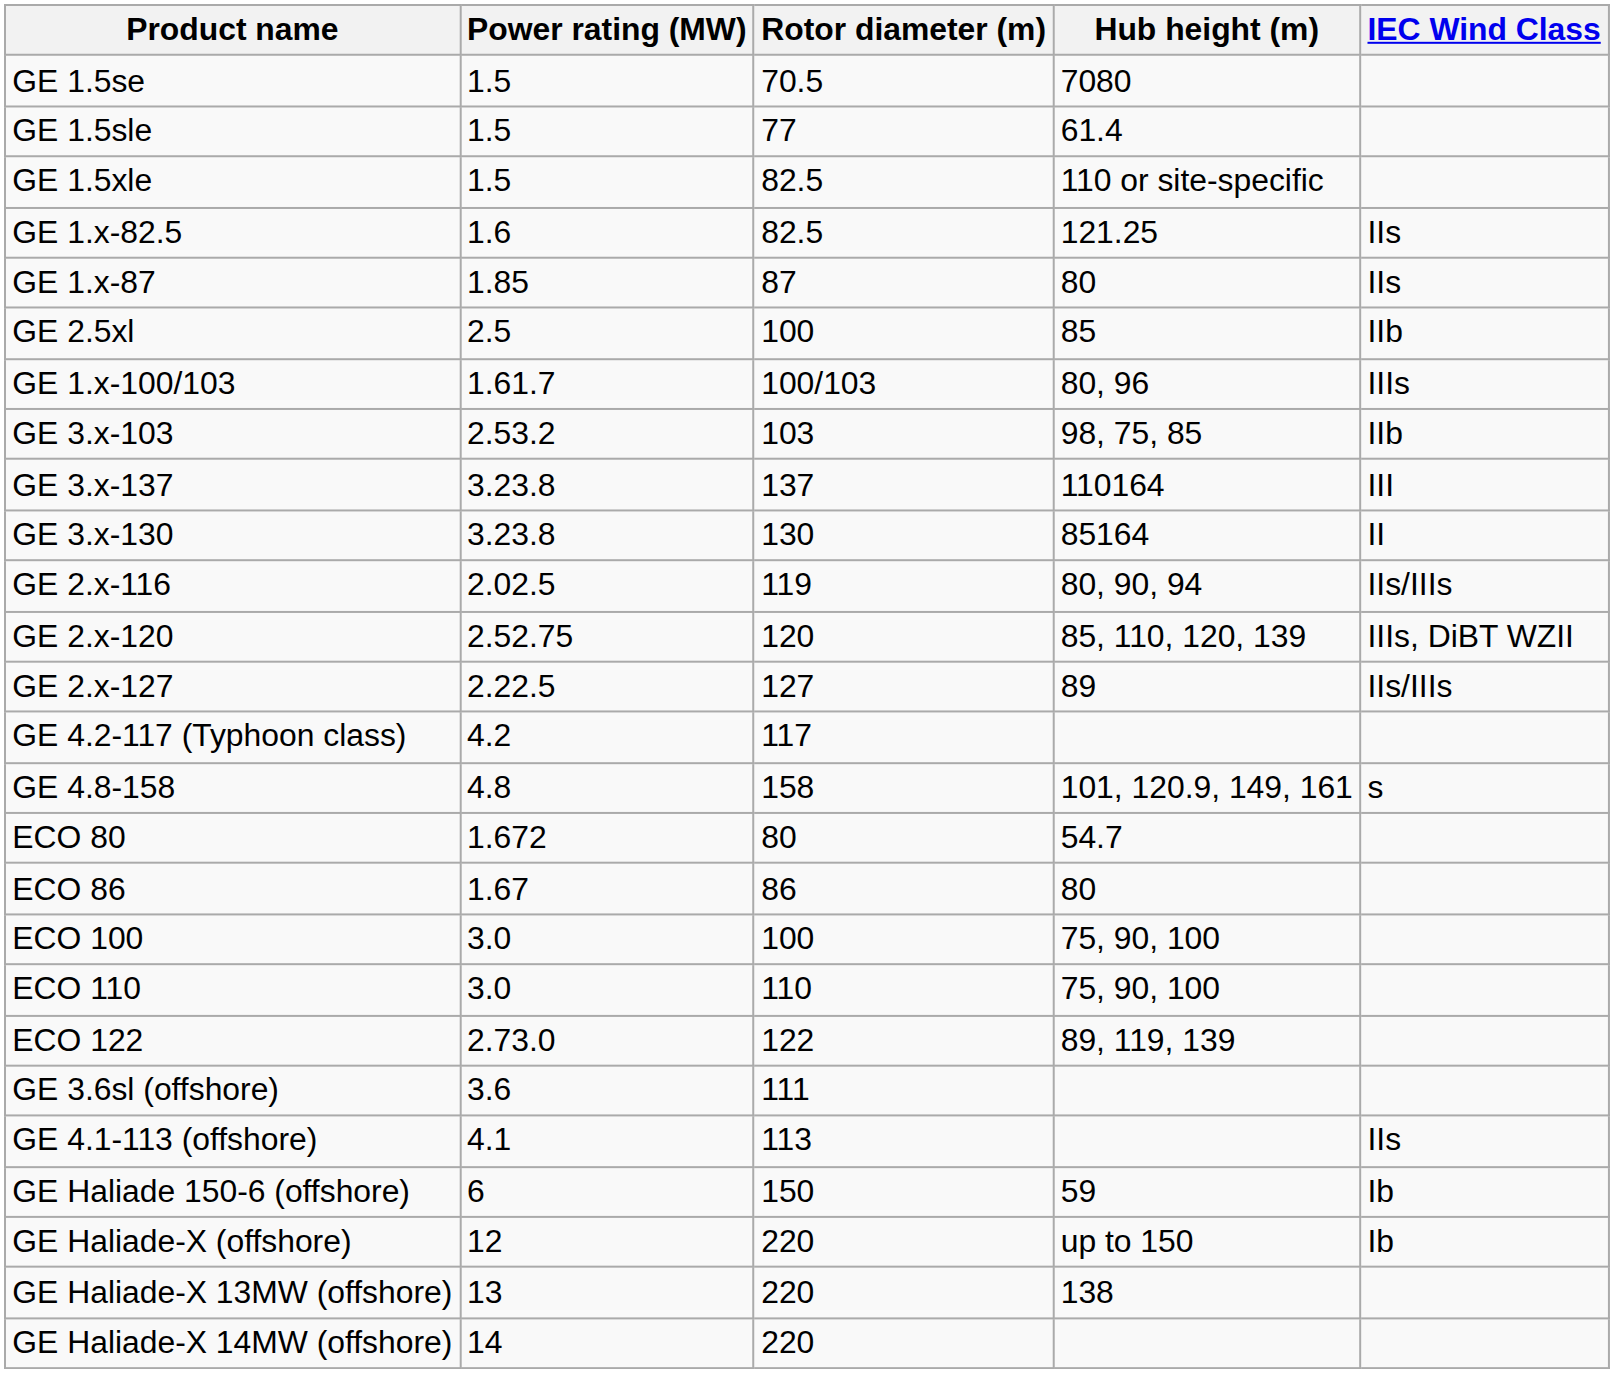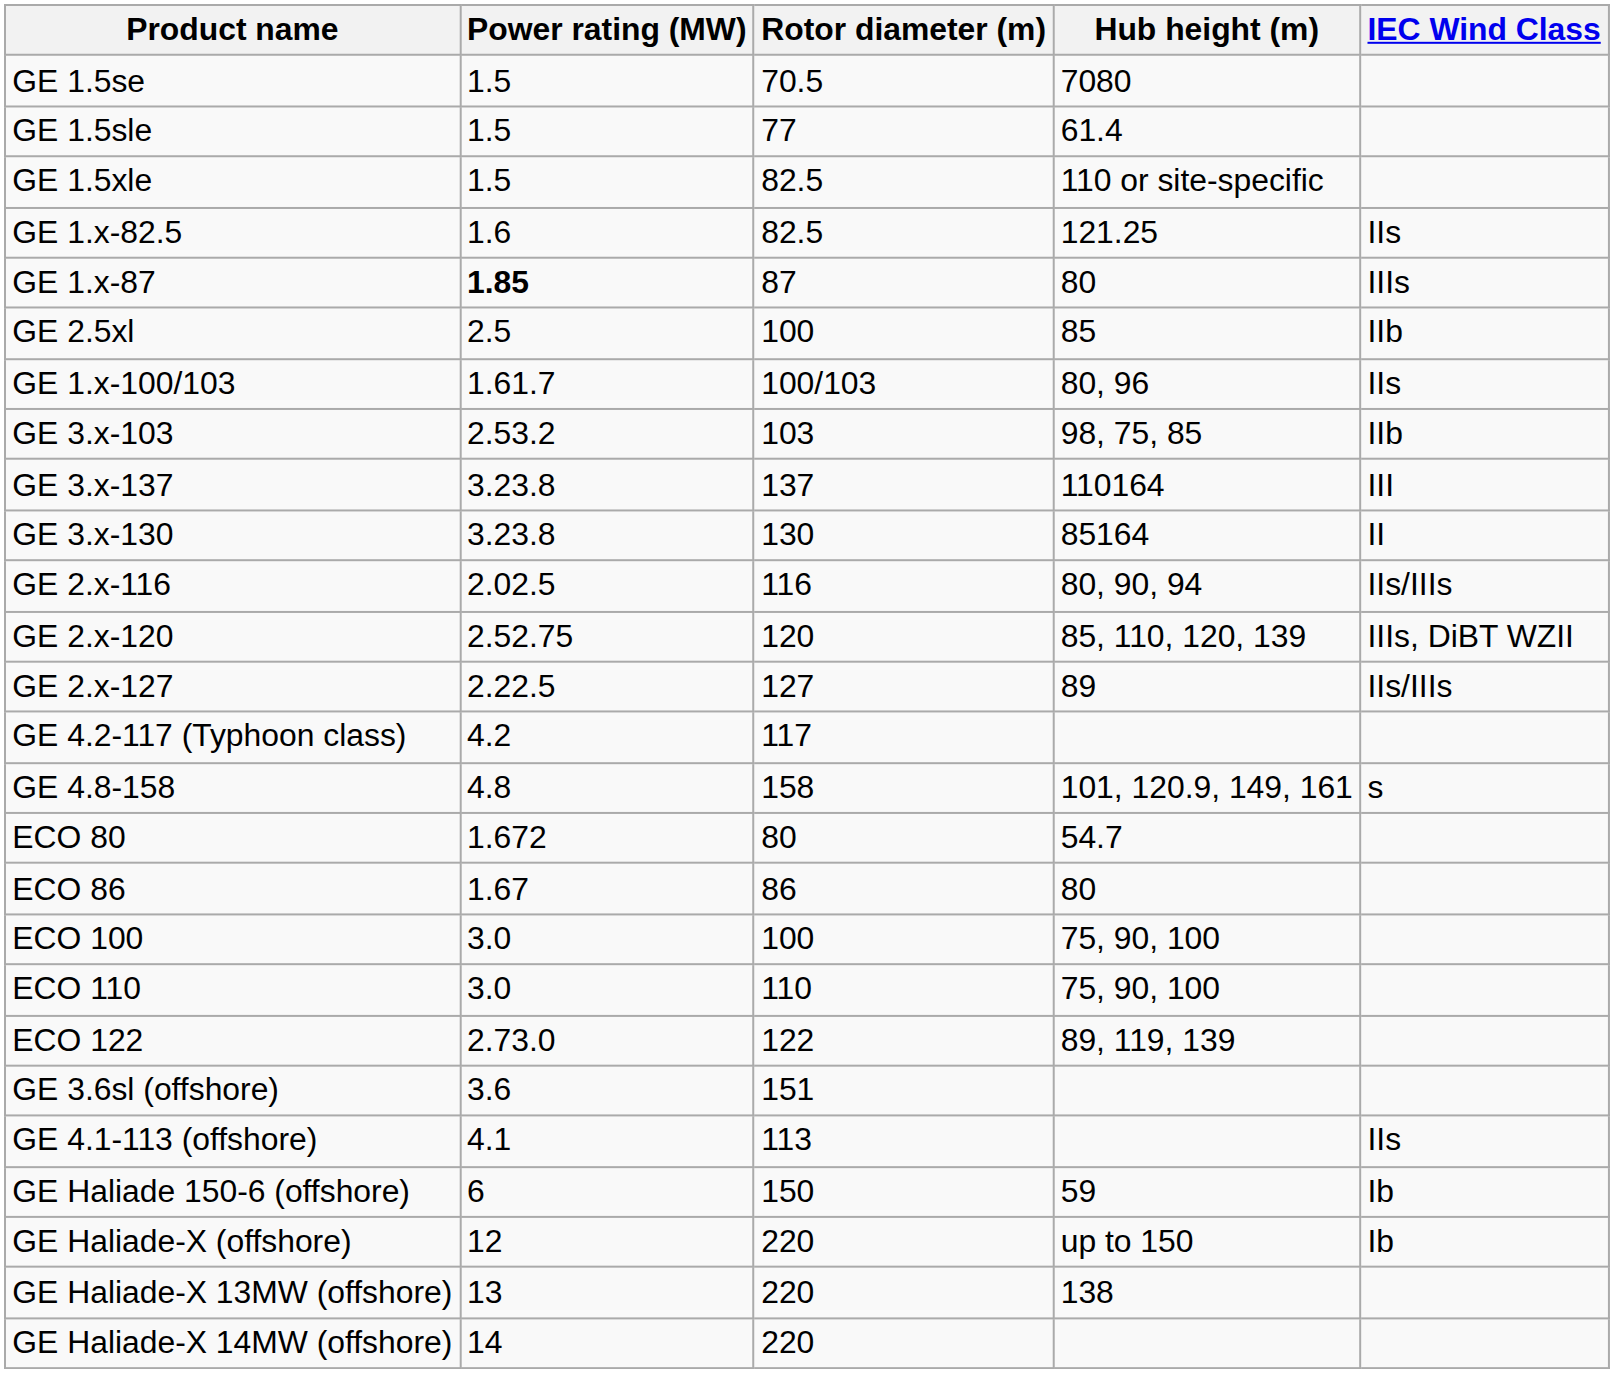(498, 282) normal -> (498, 282) bold
(1384, 282) IIs -> (1389, 282) IIIs
(1389, 383) IIIs -> (1384, 383) IIs
(787, 585) 119 -> (787, 585) 116
(785, 1090) 111 -> (788, 1090) 151
